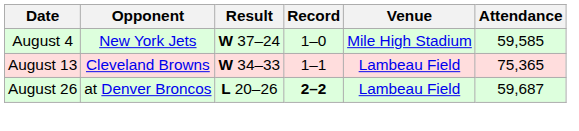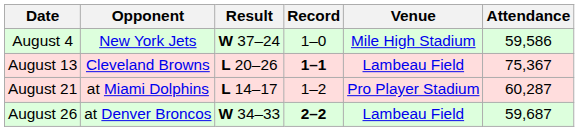(521, 41) 59,585 -> (528, 41) 59,586
(249, 65) W 34–33 -> (249, 65) L 20–26
(314, 65) normal -> (314, 65) bold
(521, 65) 75,365 -> (528, 65) 75,367
+ row: (43, 89)
(249, 89) L 20–26 -> (249, 114) W 34–33
